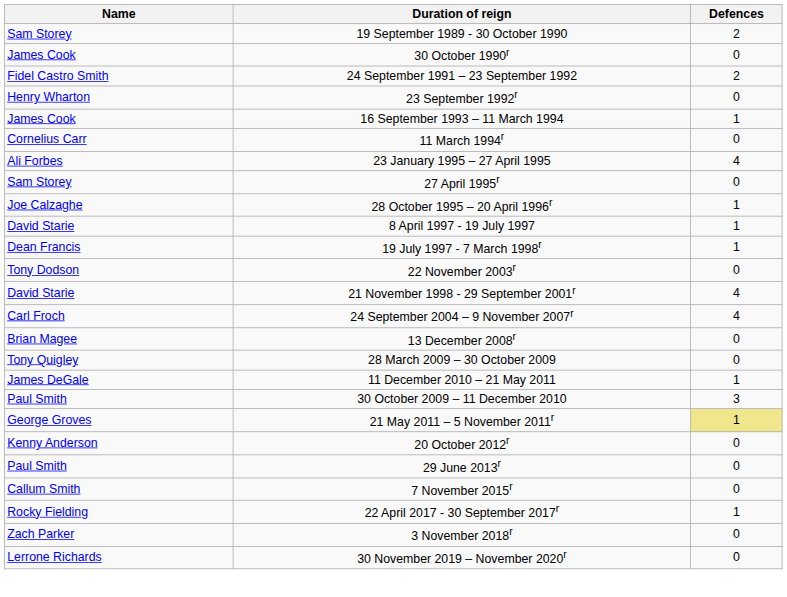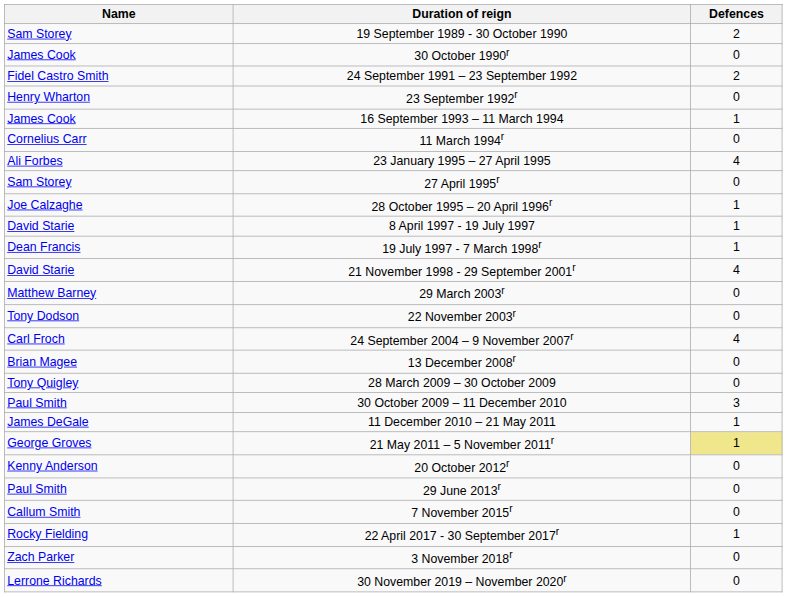rows swapped: (462, 293) <-> (462, 270)
+ row: (462, 293)
rows swapped: (462, 399) <-> (462, 379)
